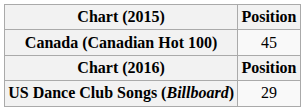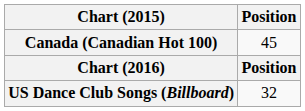(269, 93) 29 -> (269, 93) 32
